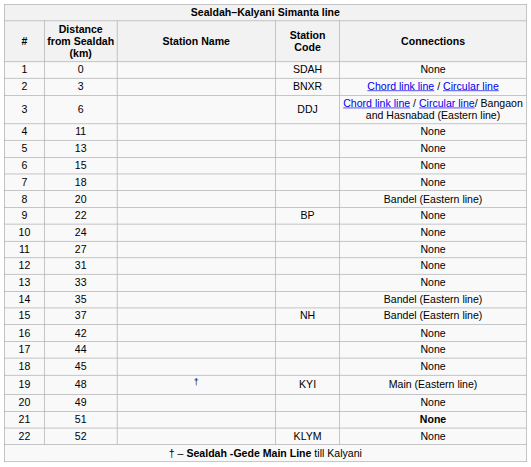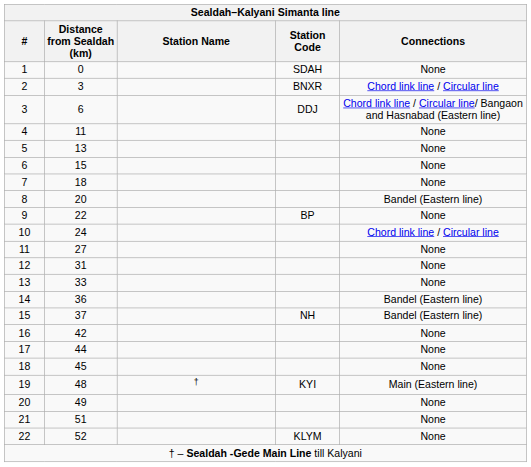(433, 232) None -> (433, 232) Chord link line / Circular line
(81, 299) 35 -> (81, 299) 36
(433, 419) bold -> (433, 419) normal
